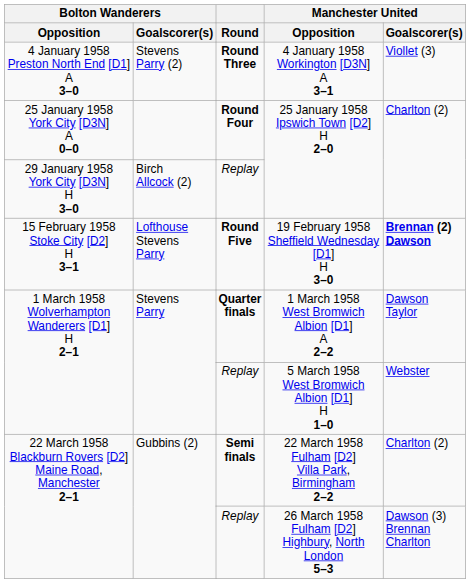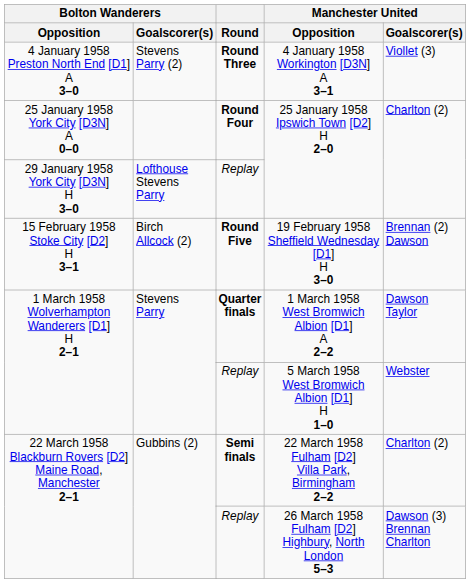(164, 175) Birch Allcock (2) -> (162, 182) Lofthouse Stevens Parry
(162, 240) Lofthouse Stevens Parry -> (164, 234) Birch Allcock (2)
(419, 234) bold -> (417, 234) normal
